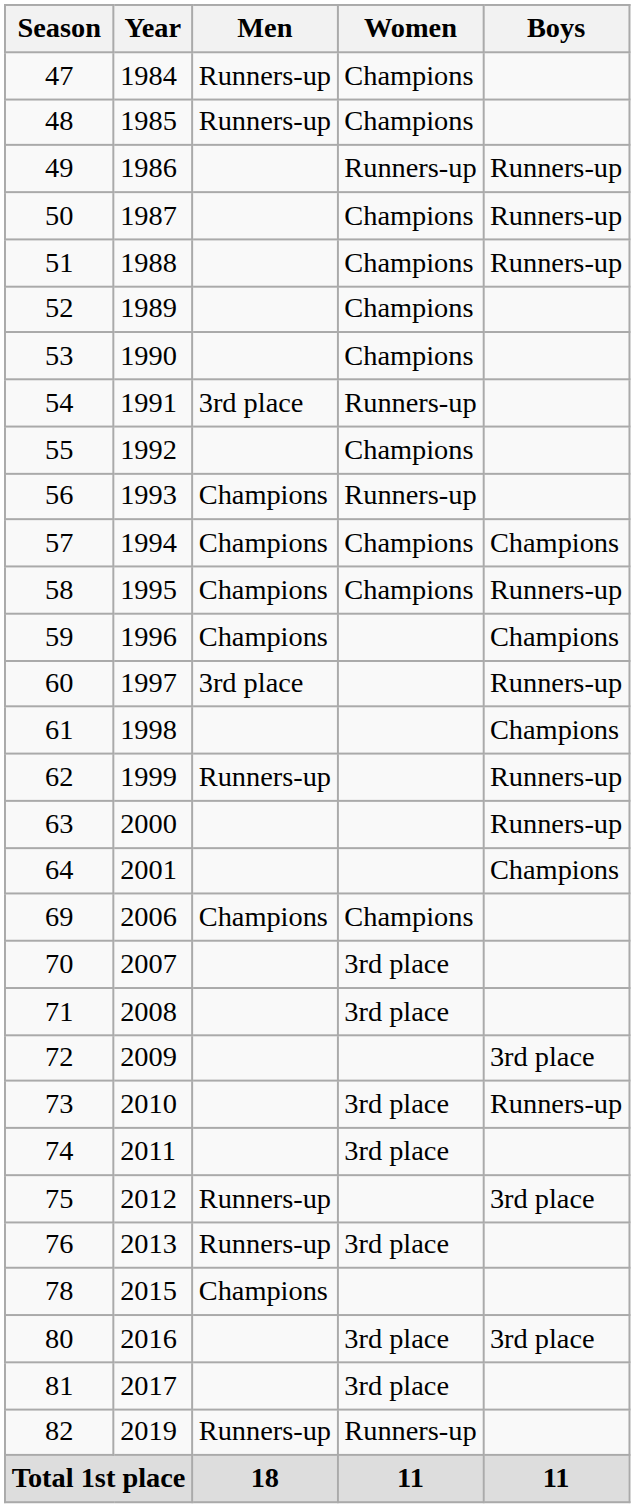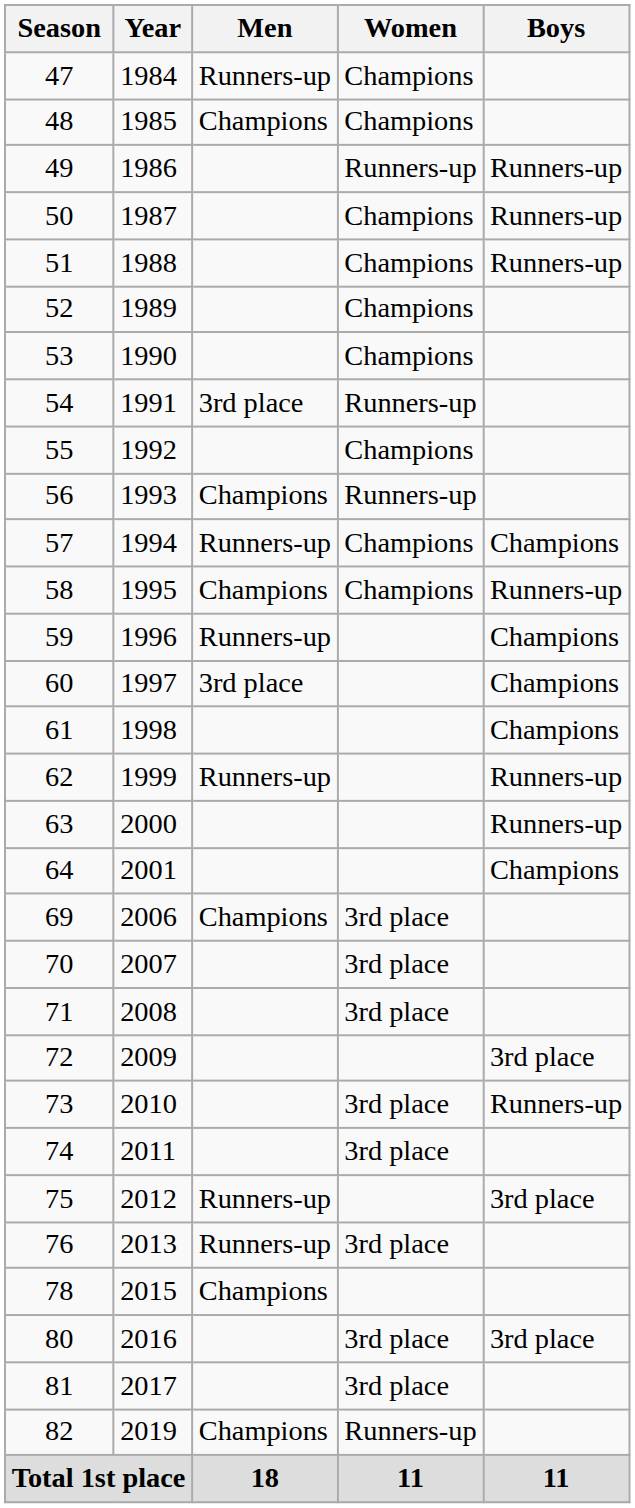(265, 121) Runners-up -> (263, 121) Champions
(263, 542) Champions -> (265, 542) Runners-up
(263, 636) Champions -> (265, 636) Runners-up
(556, 683) Runners-up -> (554, 683) Champions
(409, 917) Champions -> (397, 917) 3rd place
(265, 1431) Runners-up -> (263, 1431) Champions
